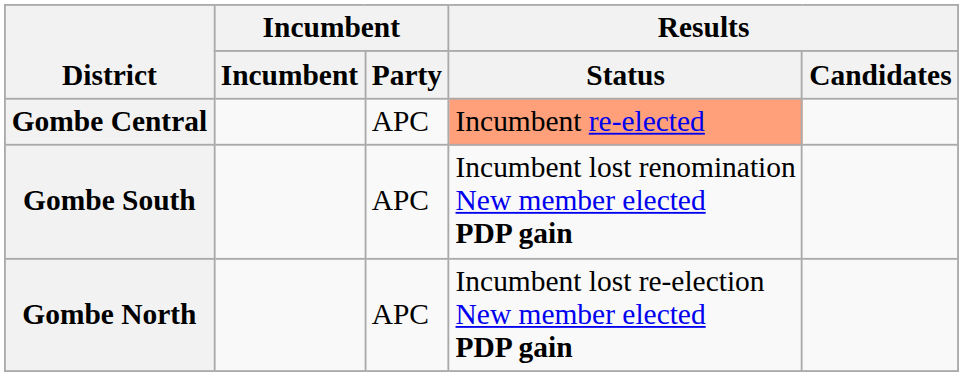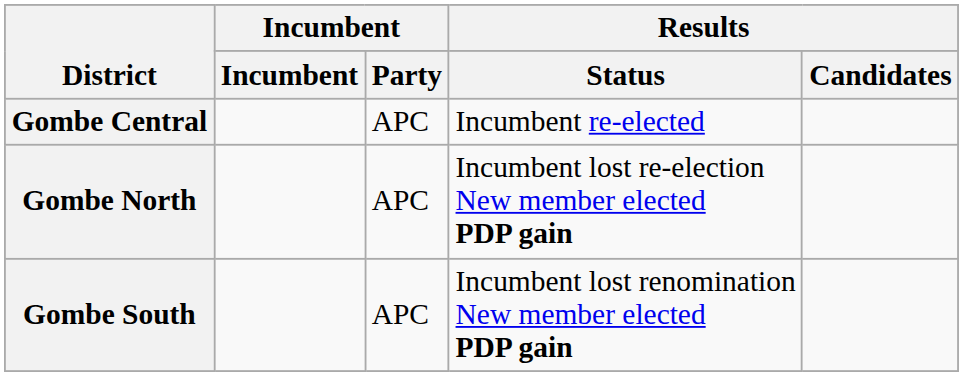(580, 121) lightsalmon background -> (580, 121) no background
rows swapped: (109, 313) <-> (109, 201)
